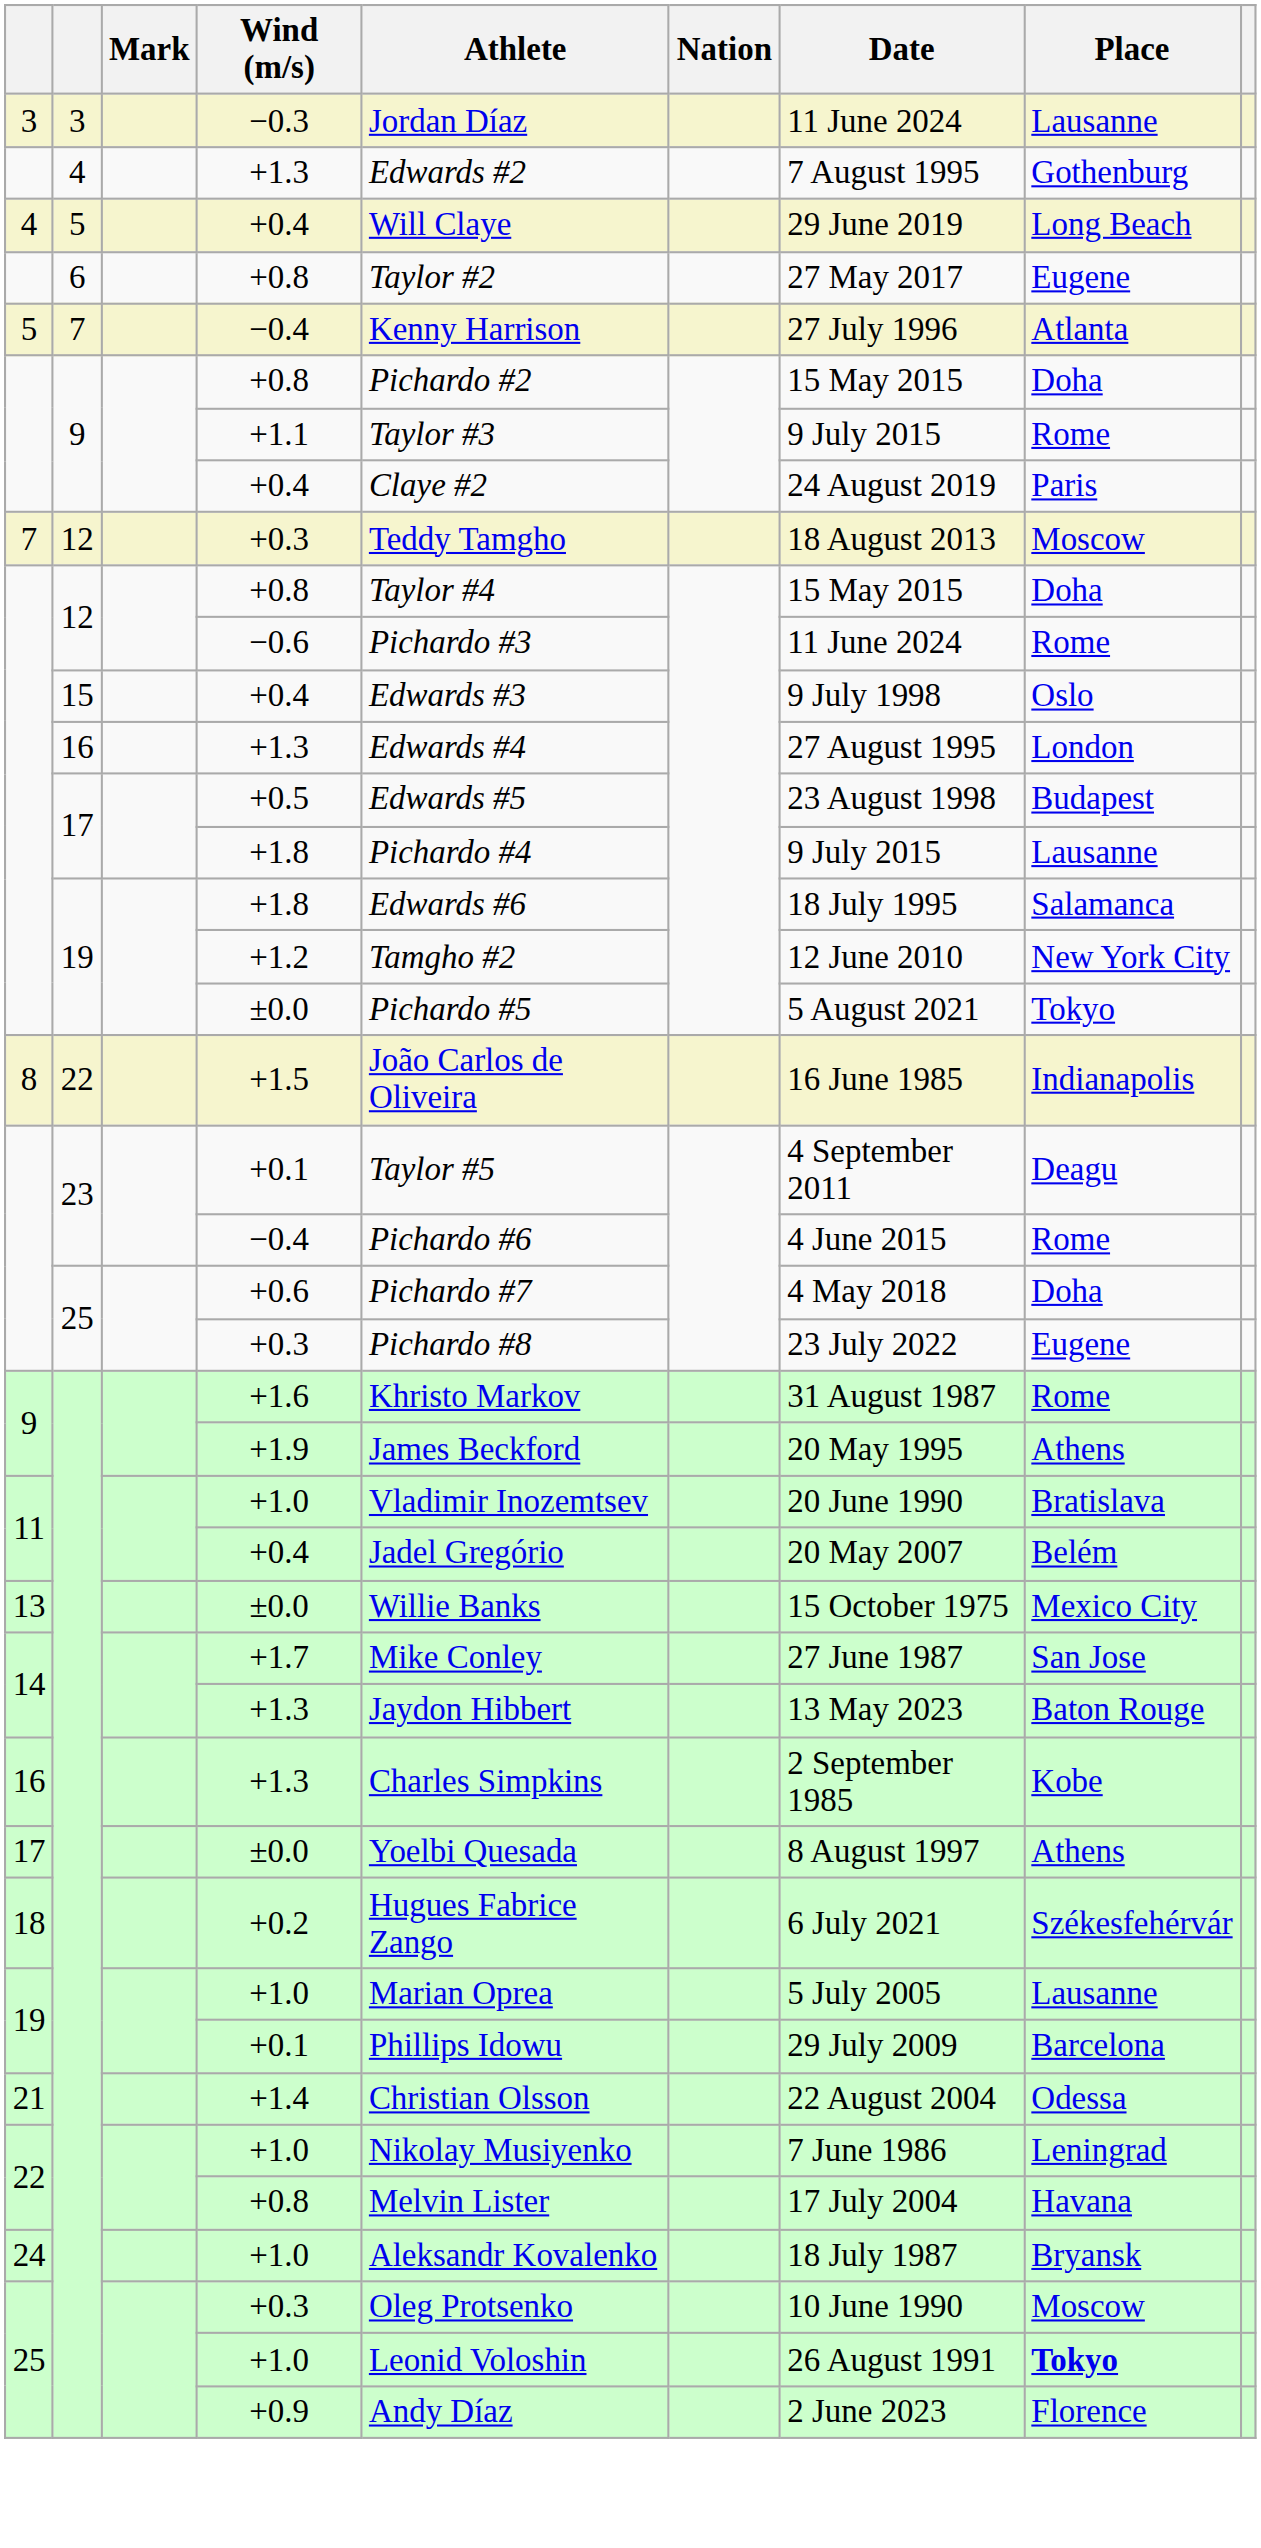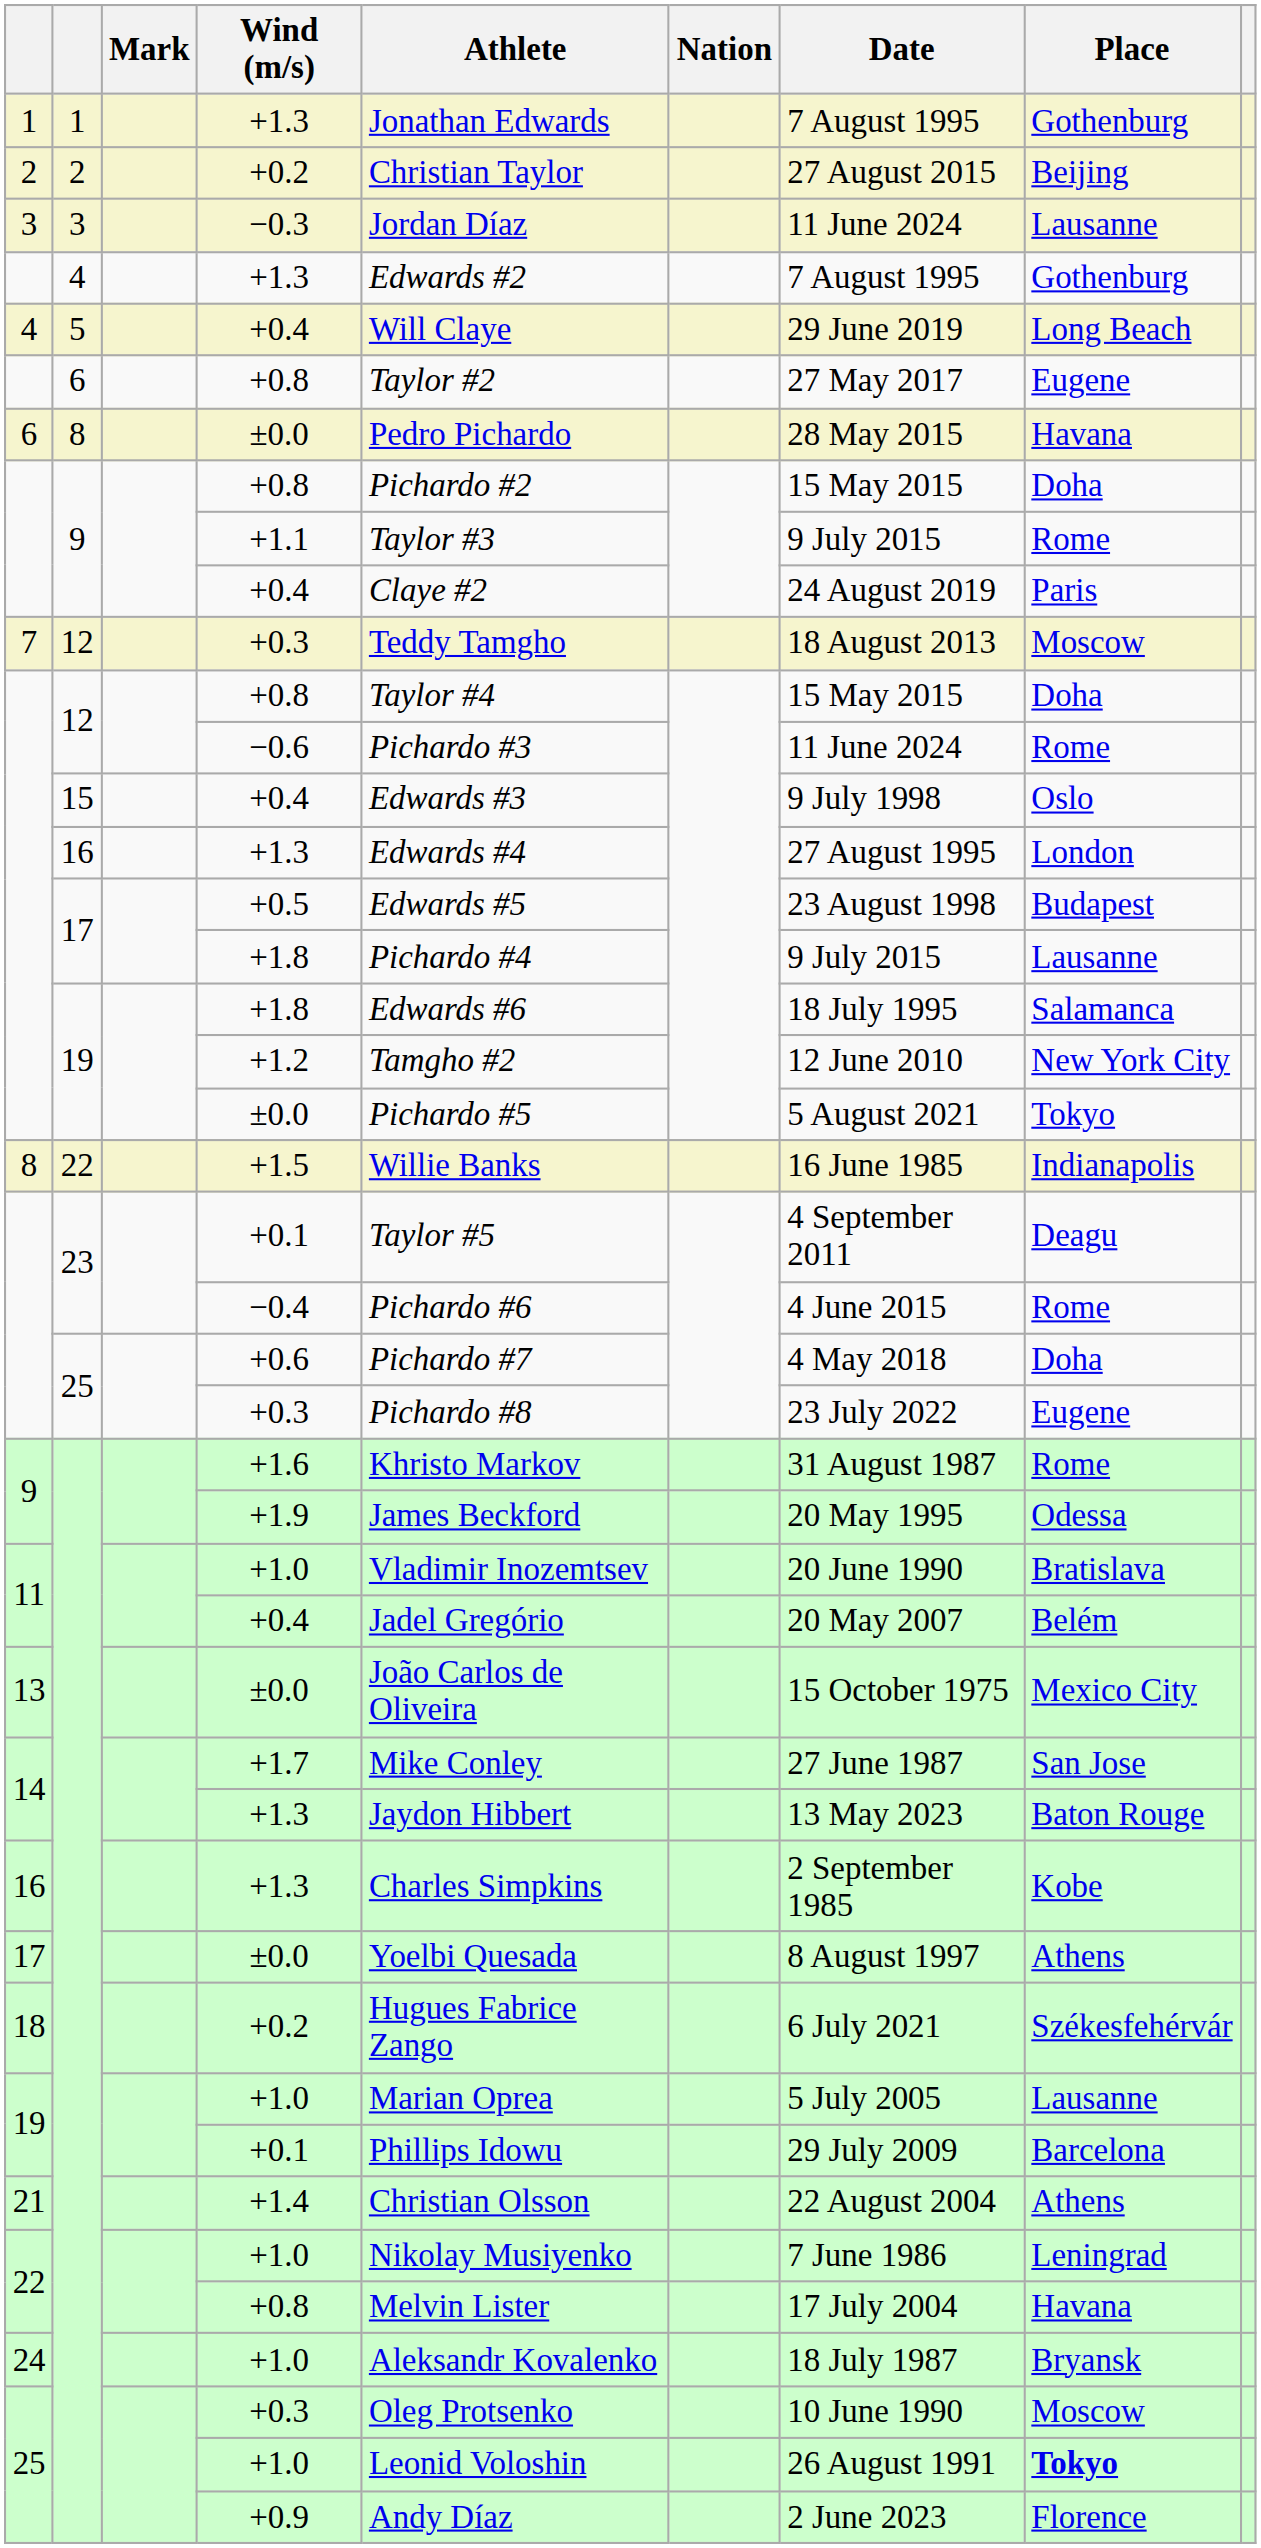+ row: (29, 119)
+ row: (29, 172)
- row: (29, 329)
+ row: (29, 433)
(466, 1079) João Carlos de Oliveira -> (455, 1165) Willie Banks
(1078, 1448) Athens -> (1079, 1516) Odessa
(455, 1605) Willie Banks -> (466, 1691) João Carlos de Oliveira
(1079, 2097) Odessa -> (1078, 2202) Athens
